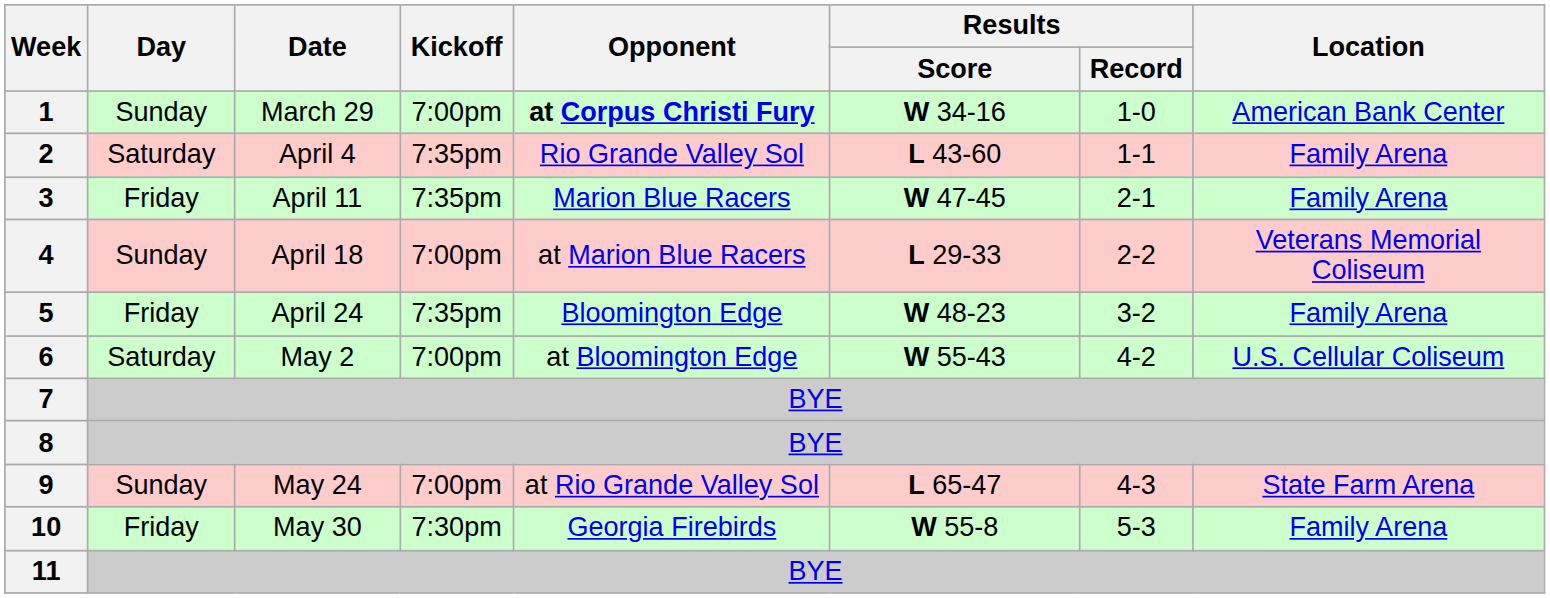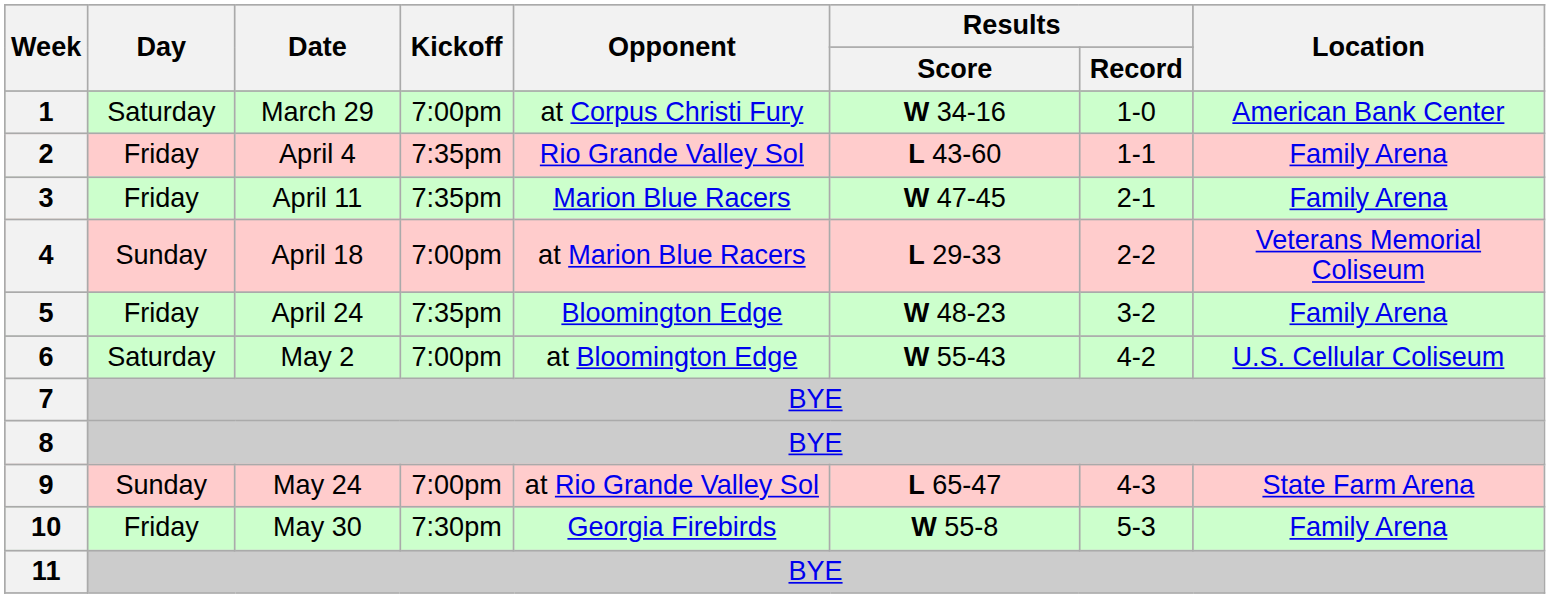(161, 111) Sunday -> (161, 111) Saturday
(672, 111) bold -> (672, 111) normal
(161, 154) Saturday -> (161, 154) Friday
